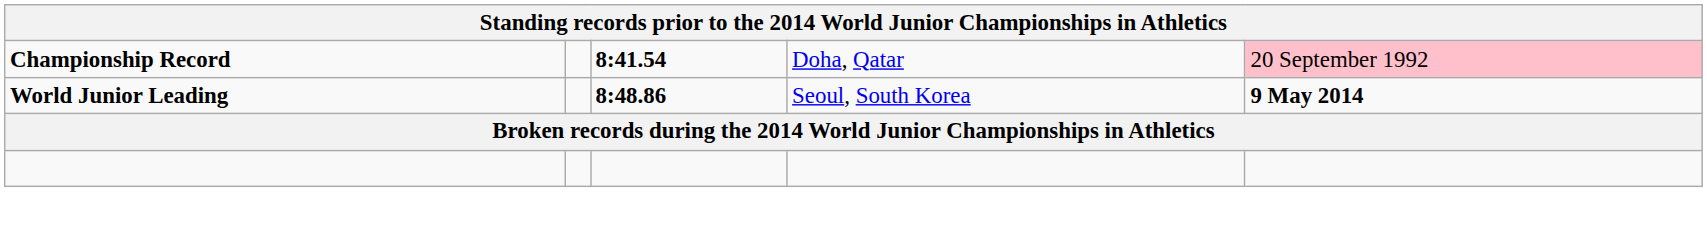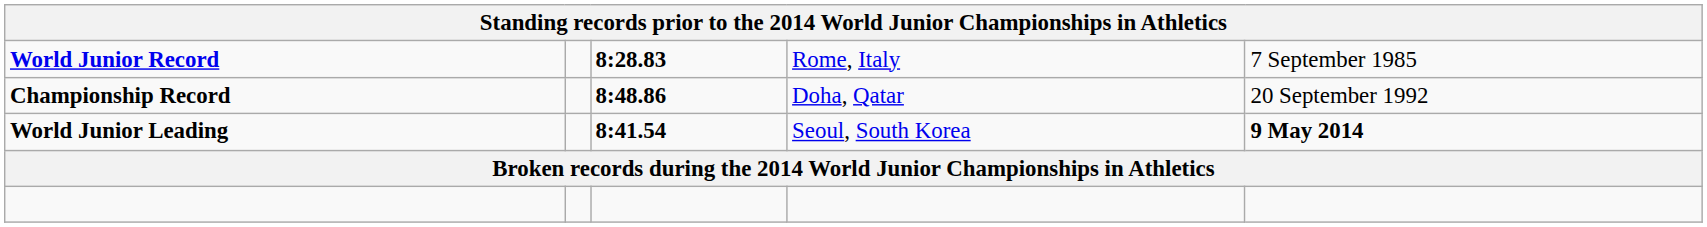+ row: (115, 58)
(631, 58) 8:41.54 -> (631, 95) 8:48.86
(1339, 58) pink background -> (1339, 95) no background
(631, 95) 8:48.86 -> (631, 131) 8:41.54
